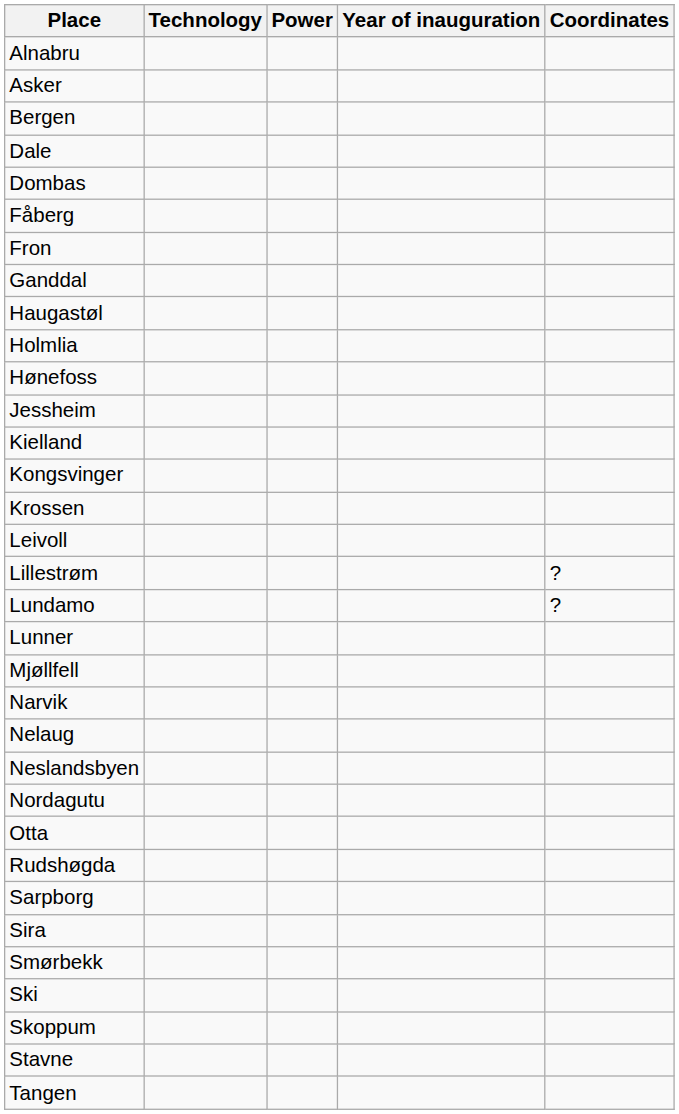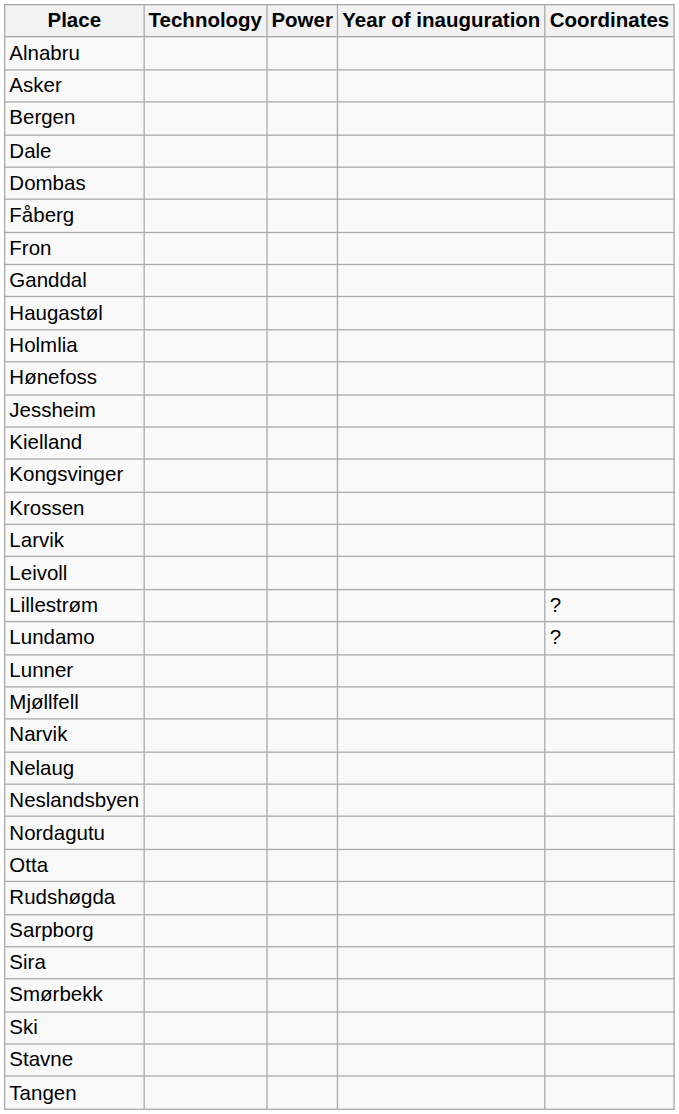+ row: (37, 540)
- row: (53, 1027)
